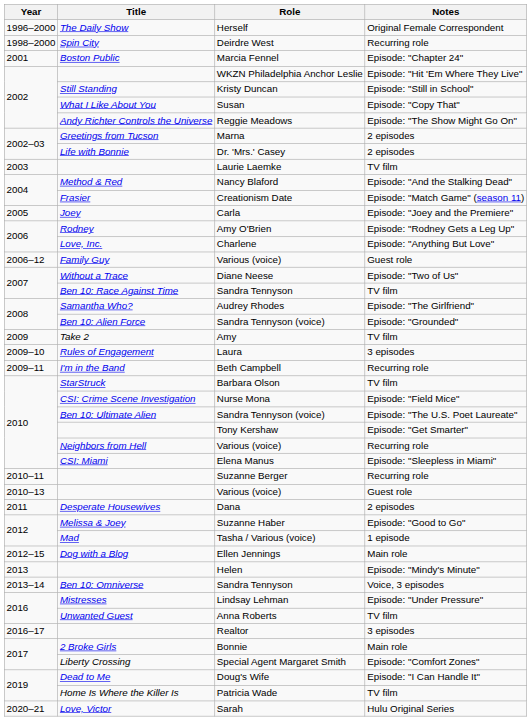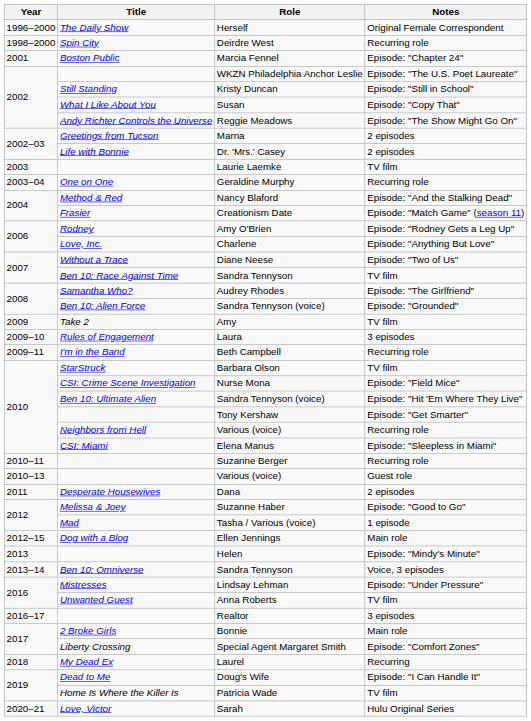(445, 74) Episode: "Hit 'Em Where They Live" -> (442, 74) Episode: "The U.S. Poet Laureate"
+ row: (86, 182)
- row: (70, 213)
- row: (85, 259)
(442, 414) Episode: "The U.S. Poet Laureate" -> (445, 399) Episode: "Hit 'Em Where They Live"
+ row: (86, 662)
